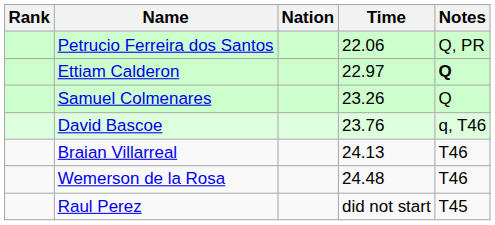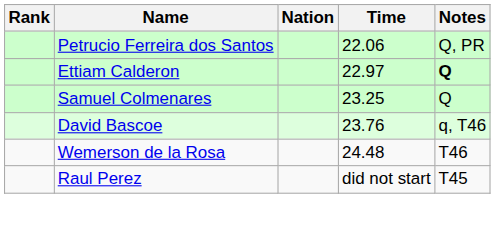(363, 98) 23.26 -> (363, 98) 23.25
- row: (117, 152)
